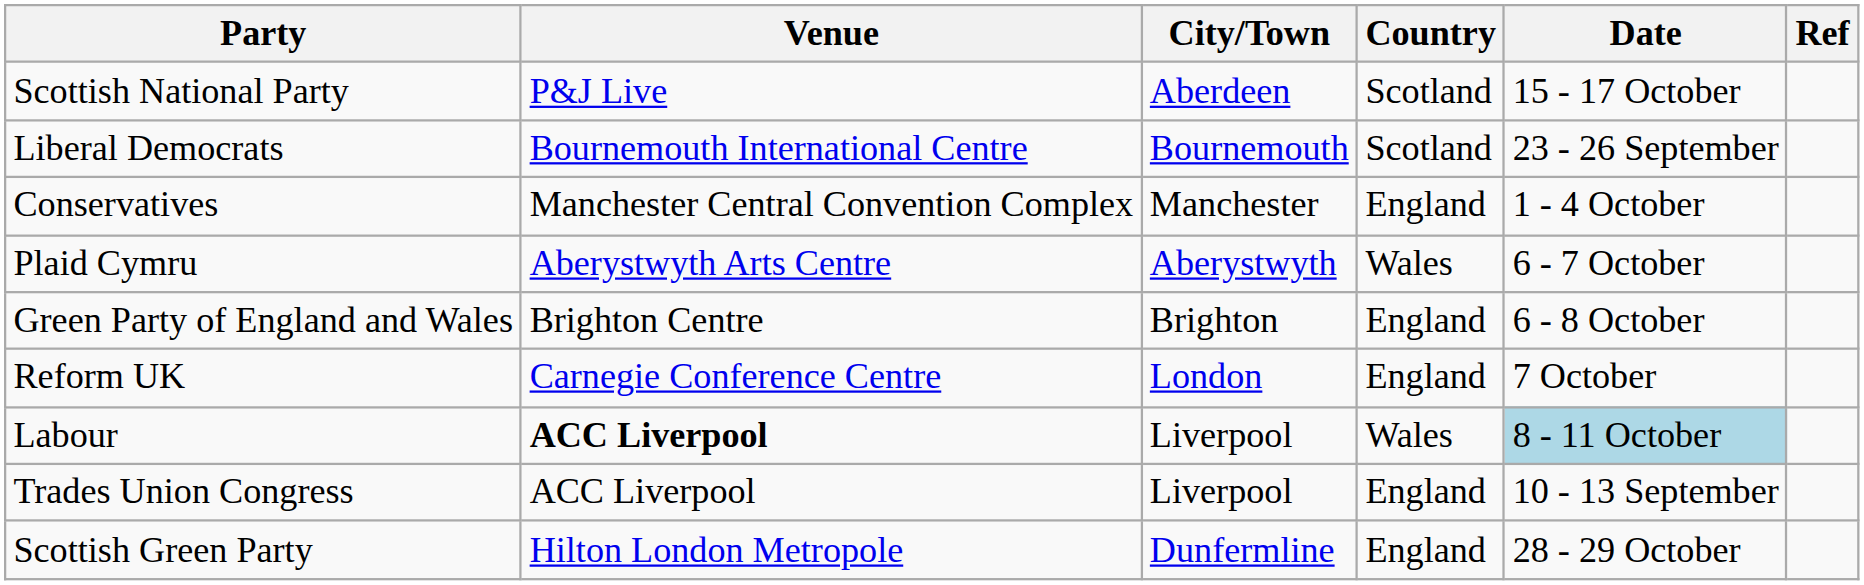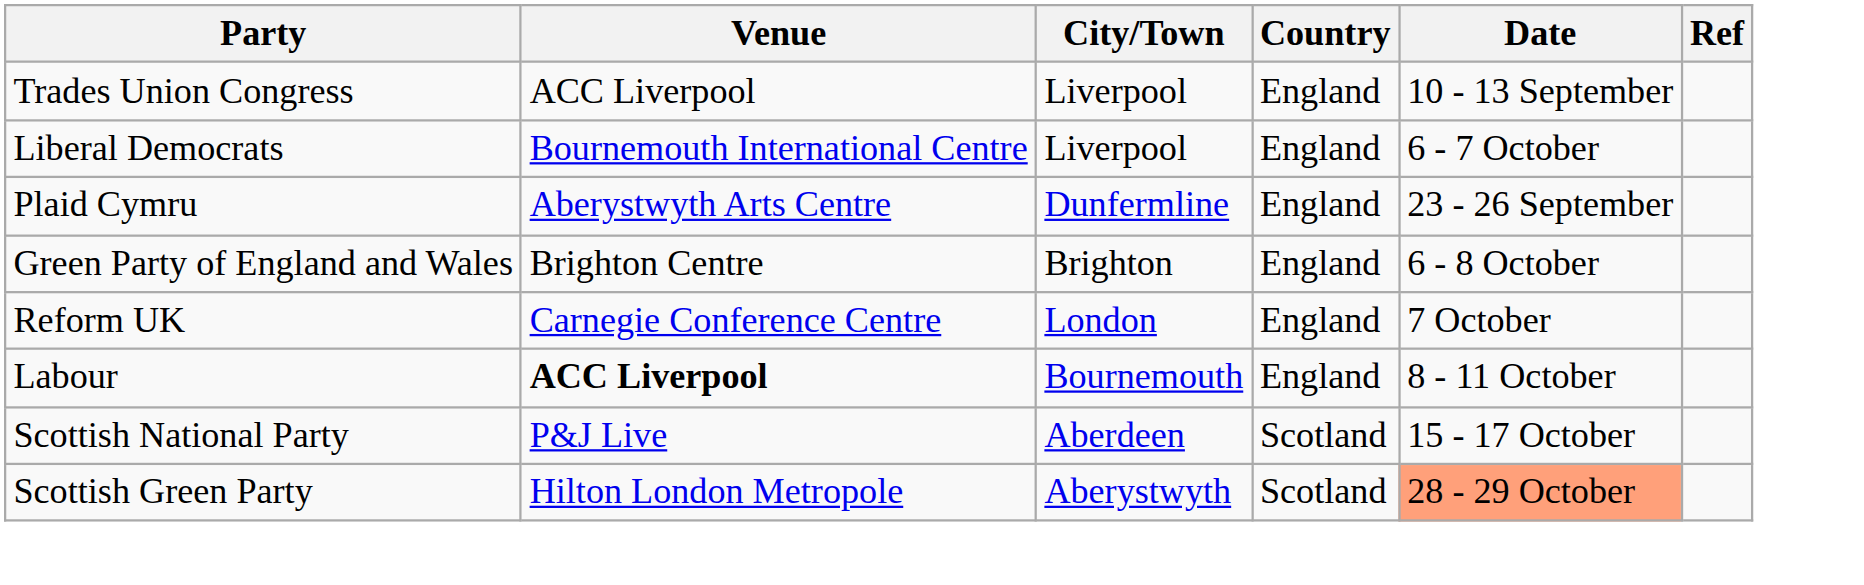rows swapped: (184, 491) <-> (181, 90)
(1249, 147) Bournemouth -> (1116, 147) Liverpool
(1429, 147) Scotland -> (1320, 147) England
(1646, 147) 23 - 26 September -> (1503, 147) 6 - 7 October
- row: (116, 205)
(1243, 262) Aberystwyth -> (1137, 205) Dunfermline
(1409, 262) Wales -> (1320, 205) England
(1609, 262) 6 - 7 October -> (1540, 205) 23 - 26 September
(1221, 434) Liverpool -> (1144, 377) Bournemouth
(1409, 434) Wales -> (1320, 377) England
(1617, 434) lightblue background -> (1511, 377) no background
(1242, 549) Dunfermline -> (1138, 491) Aberystwyth
(1426, 549) England -> (1323, 491) Scotland
(1627, 549) no background -> (1521, 491) lightsalmon background
